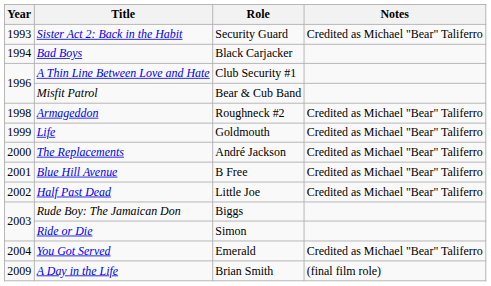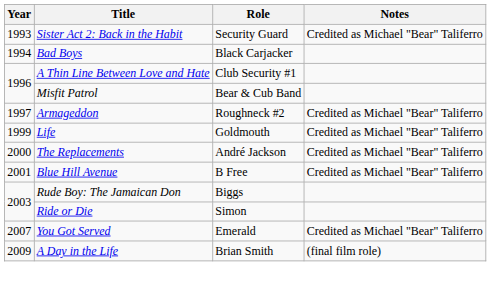(19, 113) 1998 -> (19, 113) 1997
- row: (74, 192)
(19, 251) 2004 -> (19, 231) 2007
